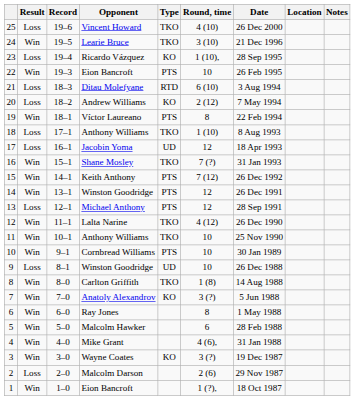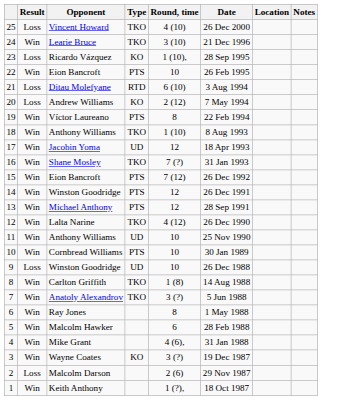- column: (63, 12)
(32, 132) Loss -> (32, 132) Win
(32, 147) Loss -> (32, 147) Win
(108, 177) Keith Anthony -> (75, 177) Eion Bancroft
(32, 207) Loss -> (32, 207) Win
(169, 237) TKO -> (137, 237) UD
(169, 297) KO -> (137, 297) TKO
(107, 388) Eion Bancroft -> (76, 388) Keith Anthony
